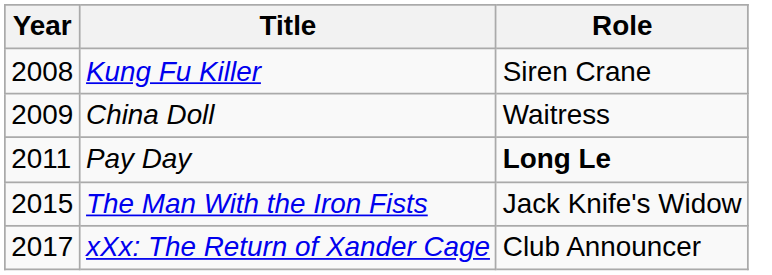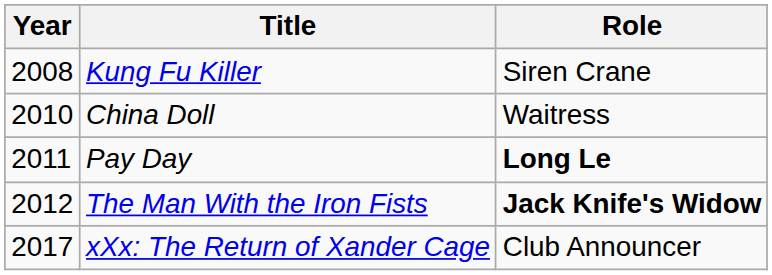(42, 114) 2009 -> (42, 114) 2010
(42, 203) 2015 -> (42, 203) 2012
(622, 203) normal -> (632, 203) bold
